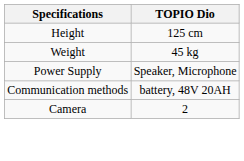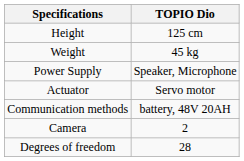+ row: (68, 90)
+ row: (68, 147)
